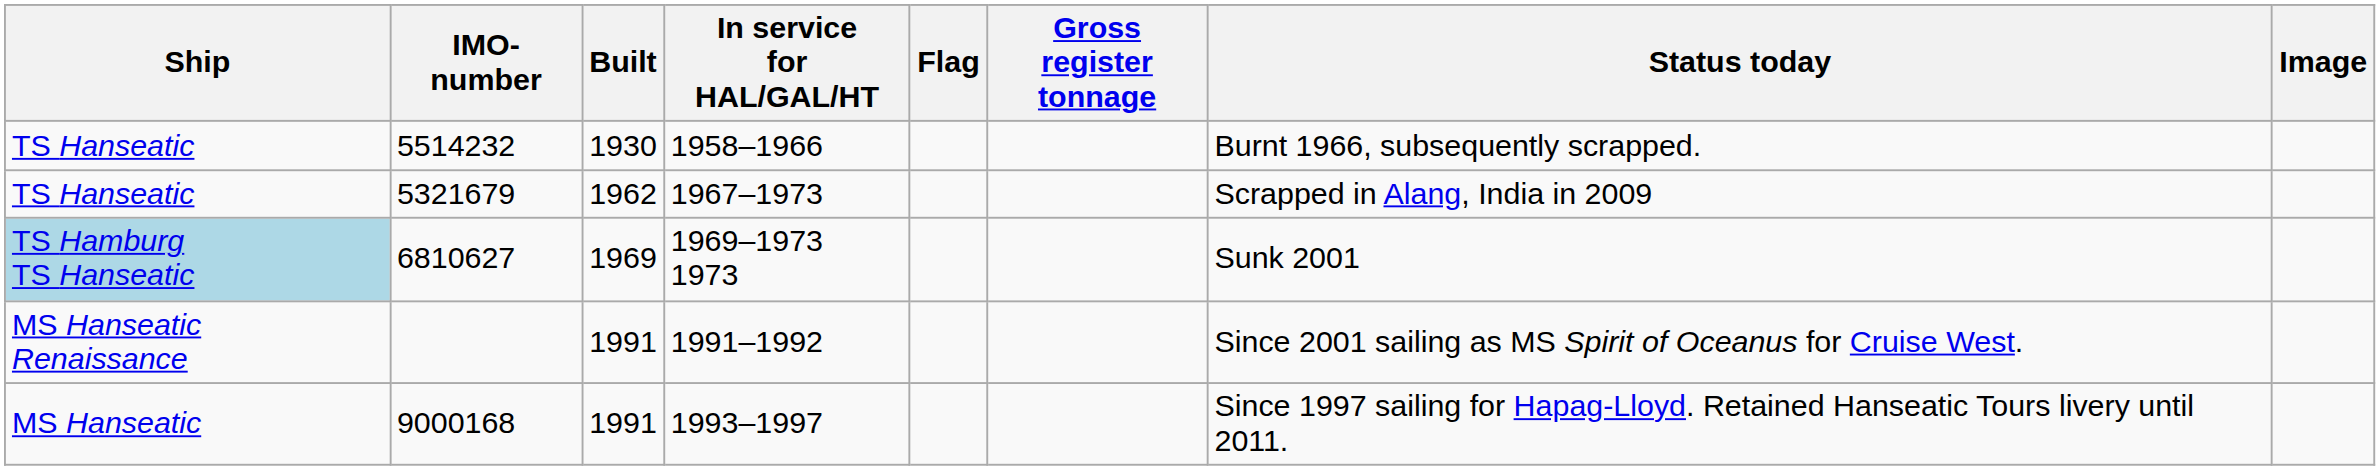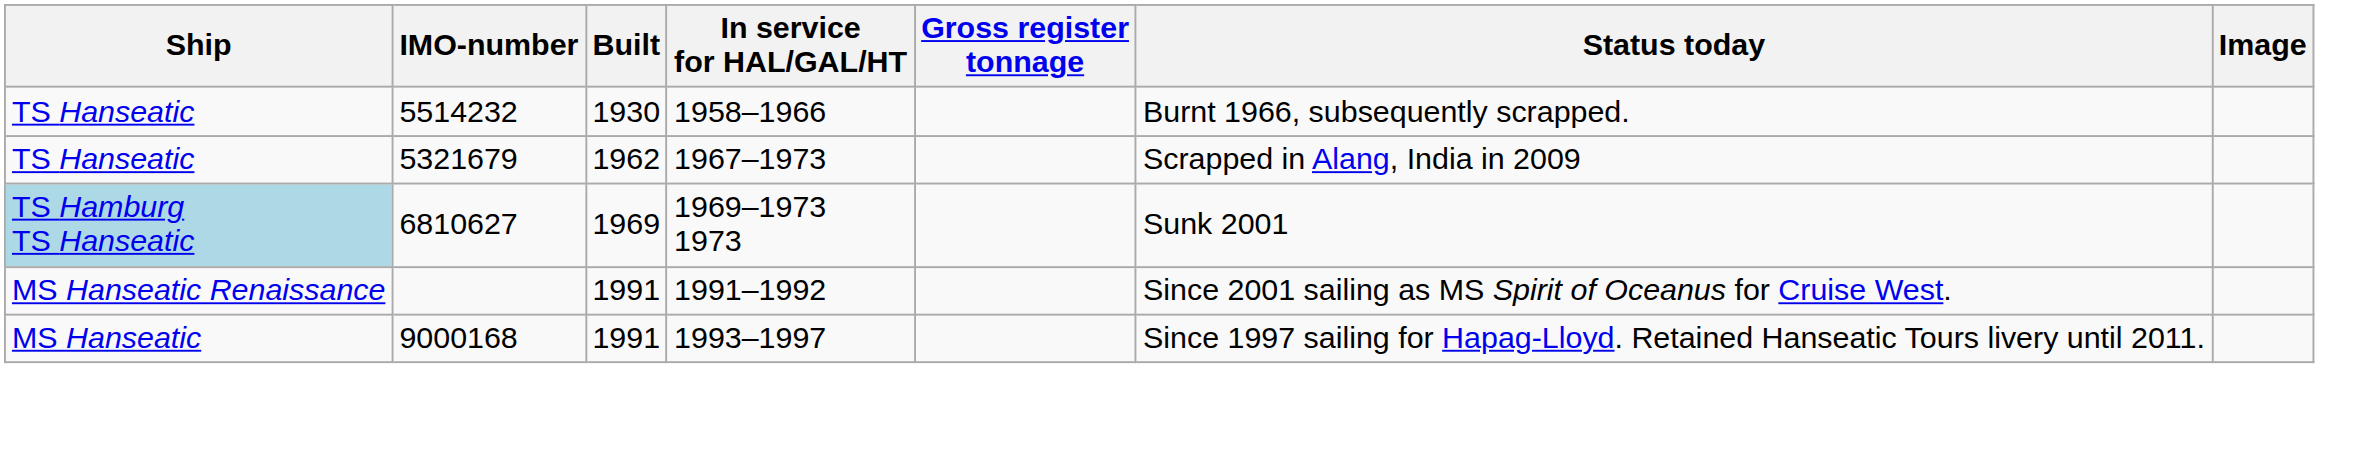- column: (948, 62)
